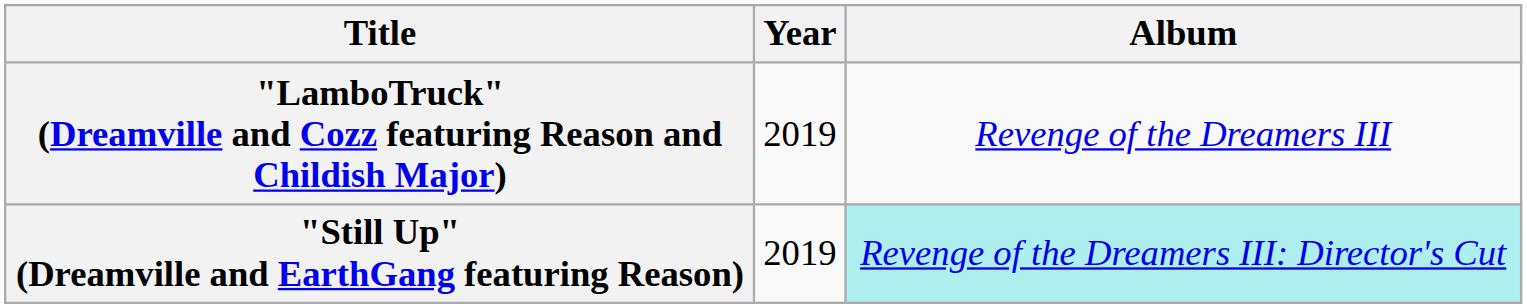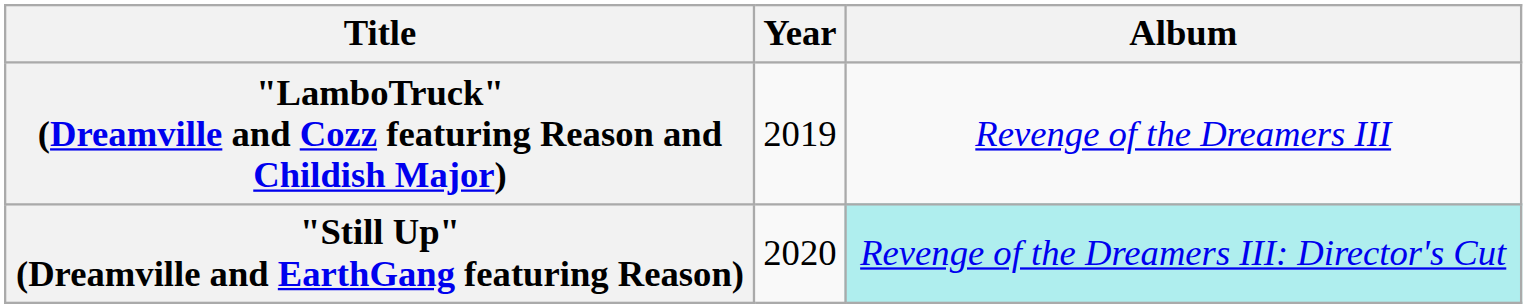(800, 252) 2019 -> (800, 252) 2020
